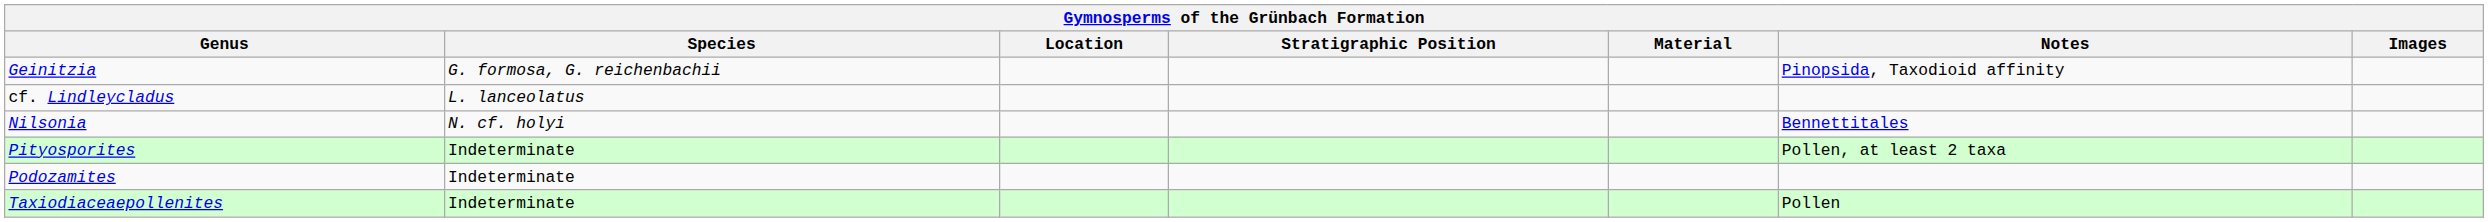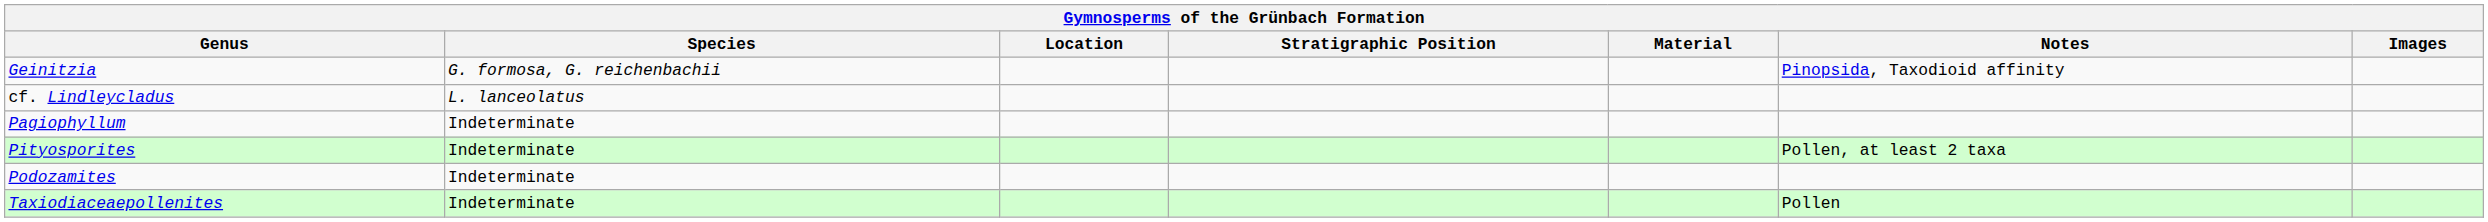- row: (48, 124)
+ row: (67, 124)
